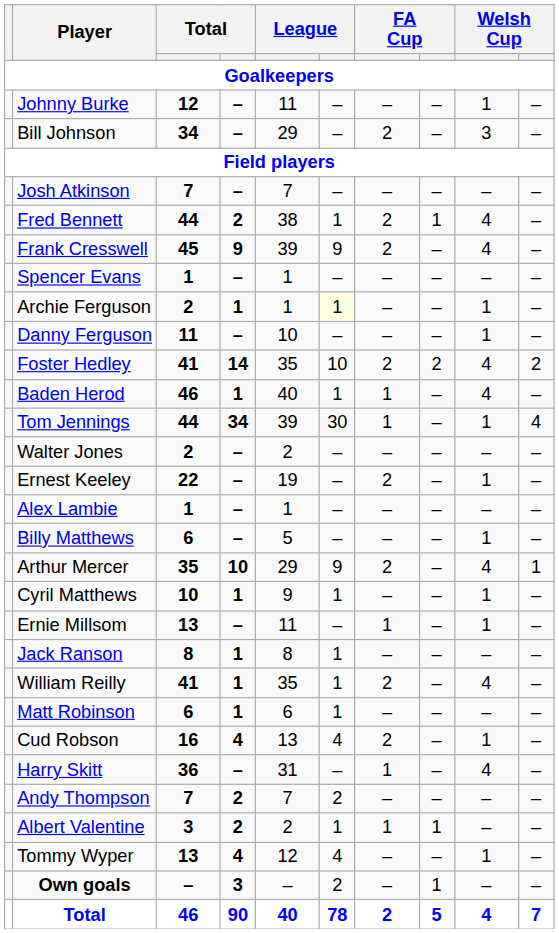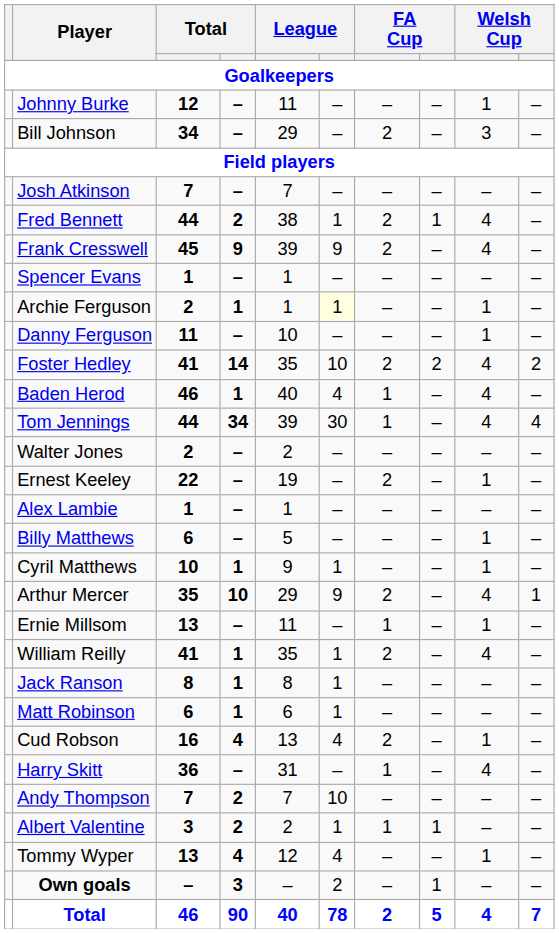(337, 393) 1 -> (337, 393) 4
(486, 422) 1 -> (486, 422) 4
rows swapped: (77, 596) <-> (73, 567)
rows swapped: (70, 653) <-> (71, 682)
(337, 798) 2 -> (337, 798) 10
